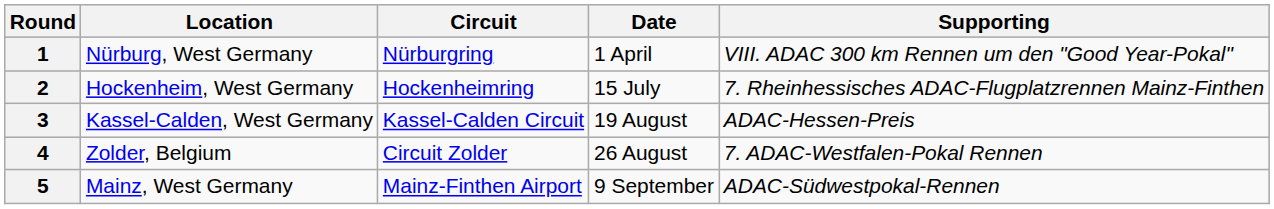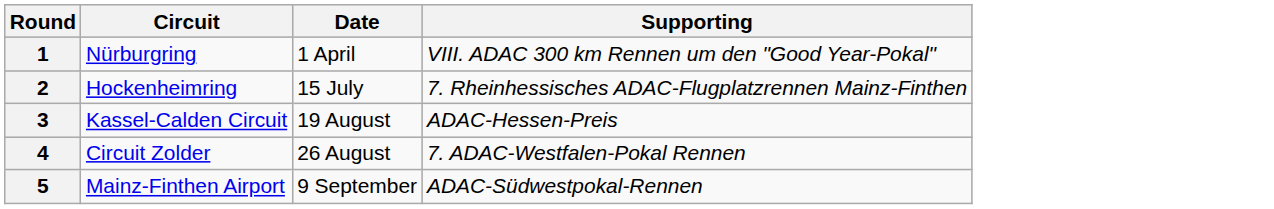- column: (229, 21)
